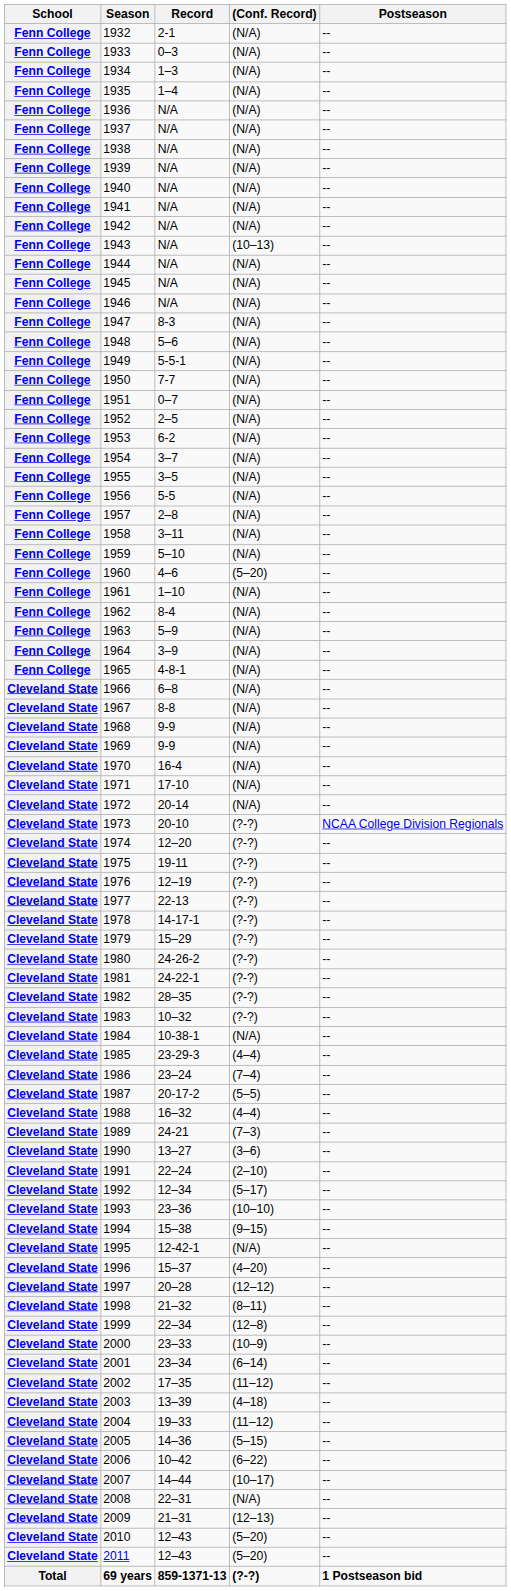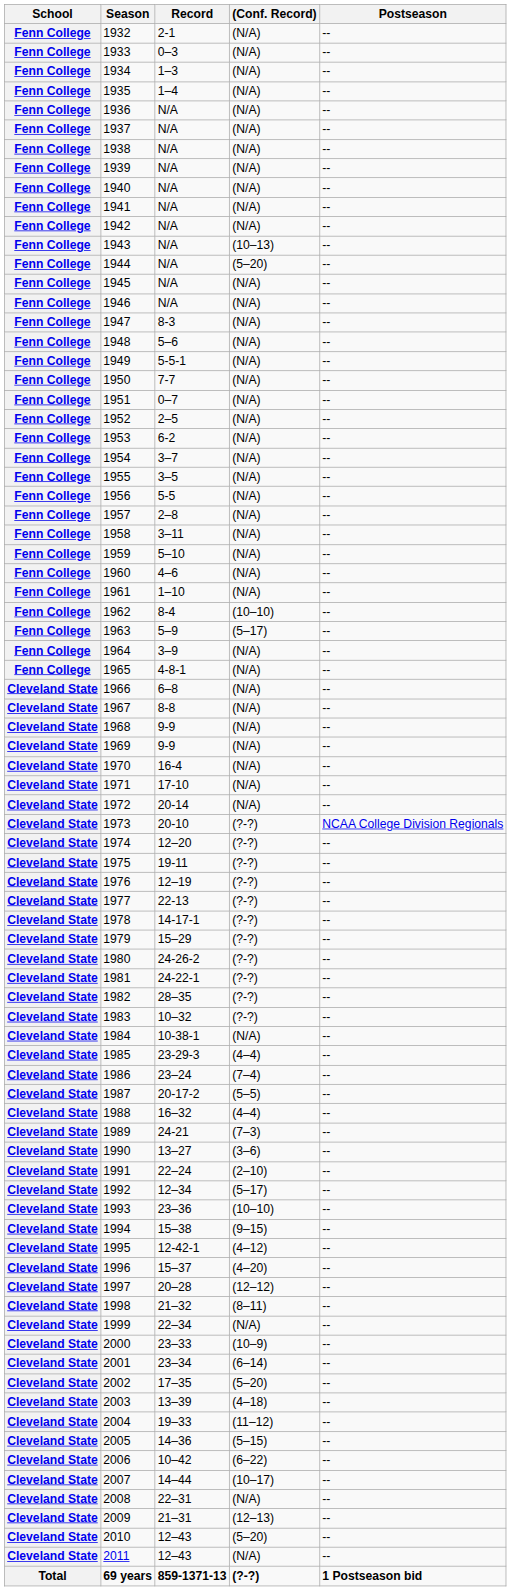(246, 264) (N/A) -> (250, 264) (5–20)
(250, 573) (5–20) -> (246, 573) (N/A)
(246, 611) (N/A) -> (253, 611) (10–10)
(246, 631) (N/A) -> (250, 631) (5–17)
(246, 1248) (N/A) -> (250, 1248) (4–12)
(250, 1325) (12–8) -> (246, 1325) (N/A)
(253, 1383) (11–12) -> (250, 1383) (5–20)
(250, 1556) (5–20) -> (246, 1556) (N/A)
